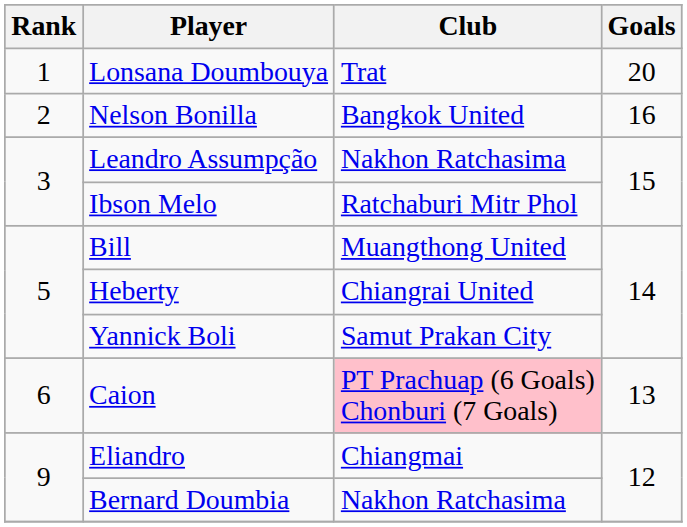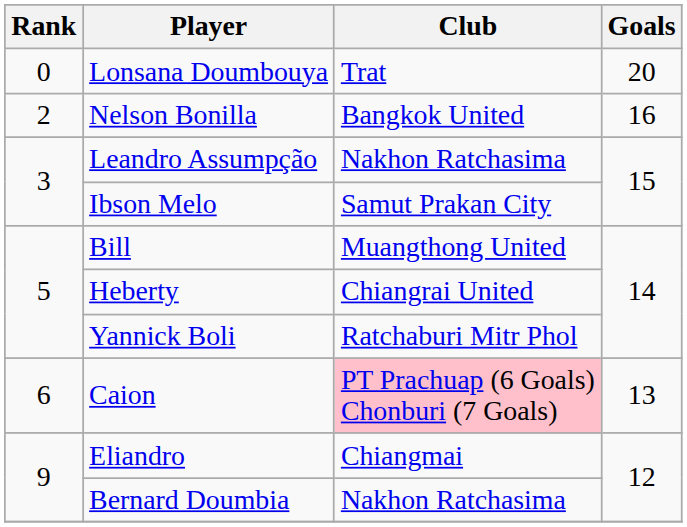(44, 70) 1 -> (44, 70) 0
(459, 203) Ratchaburi Mitr Phol -> (446, 203) Samut Prakan City
(446, 335) Samut Prakan City -> (459, 335) Ratchaburi Mitr Phol
